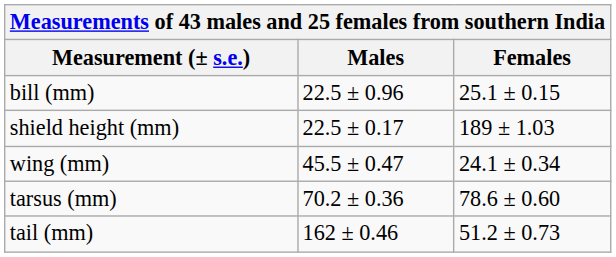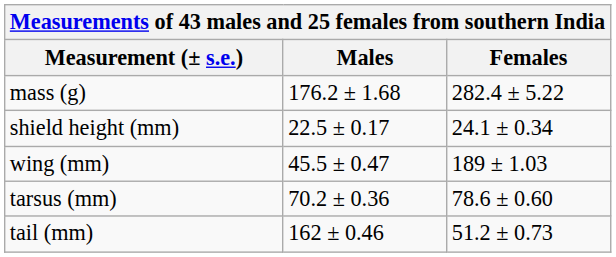+ row: (48, 92)
- row: (52, 92)
(507, 127) 189 ± 1.03 -> (502, 127) 24.1 ± 0.34
(510, 163) 24.1 ± 0.34 -> (500, 163) 189 ± 1.03
